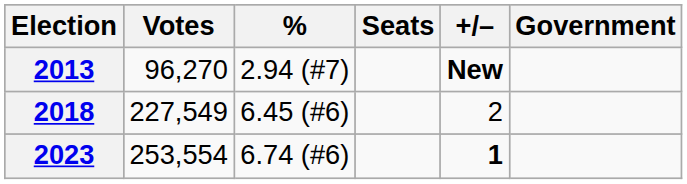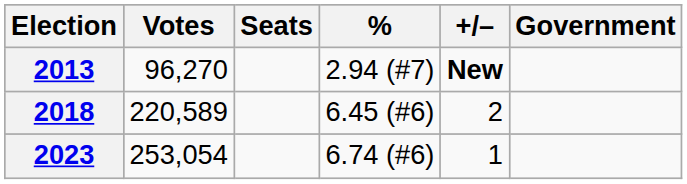columns swapped: (295, 26) <-> (398, 26)
(179, 112) 227,549 -> (179, 112) 220,589
(179, 155) 253,554 -> (179, 155) 253,054
(495, 155) bold -> (495, 155) normal
